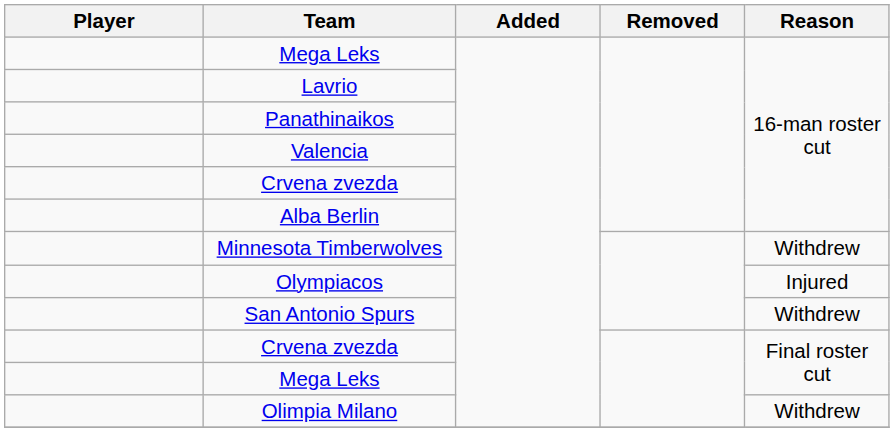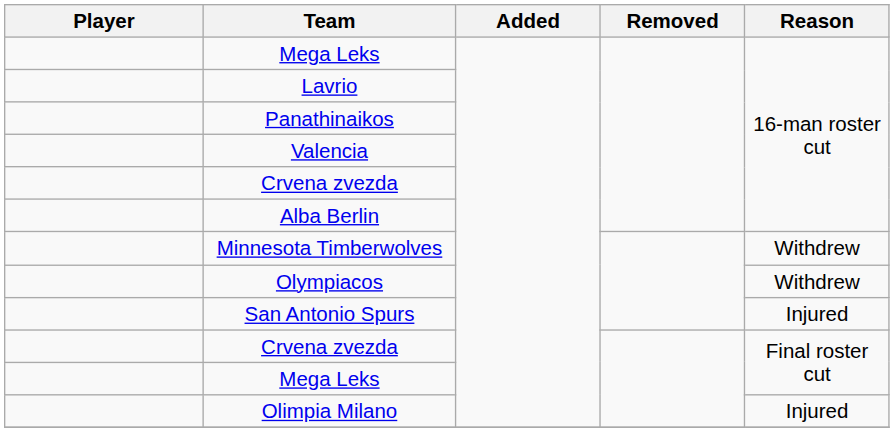(817, 281) Injured -> (817, 281) Withdrew
(817, 313) Withdrew -> (817, 313) Injured
(817, 411) Withdrew -> (817, 411) Injured
